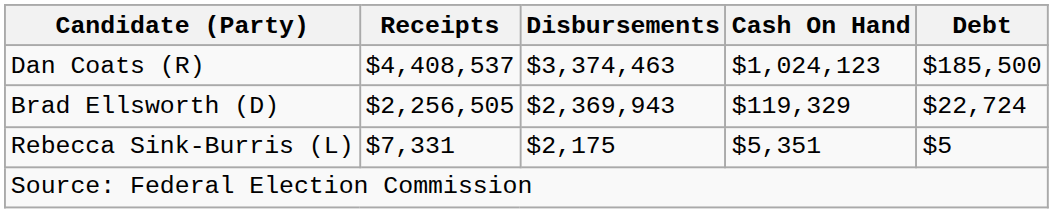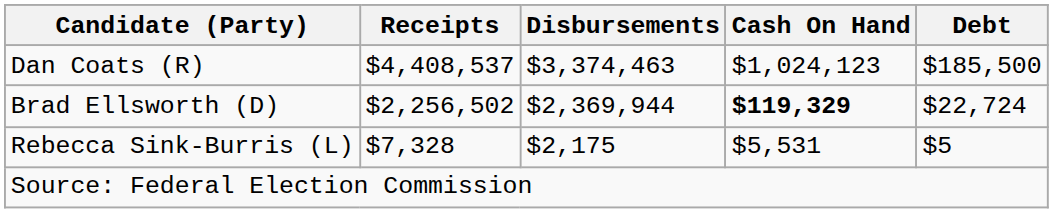(440, 106) $2,256,505 -> (440, 106) $2,256,502
(601, 106) $2,369,943 -> (601, 106) $2,369,944
(791, 106) normal -> (791, 106) bold
(410, 147) $7,331 -> (410, 147) $7,328
(776, 147) $5,351 -> (776, 147) $5,531
